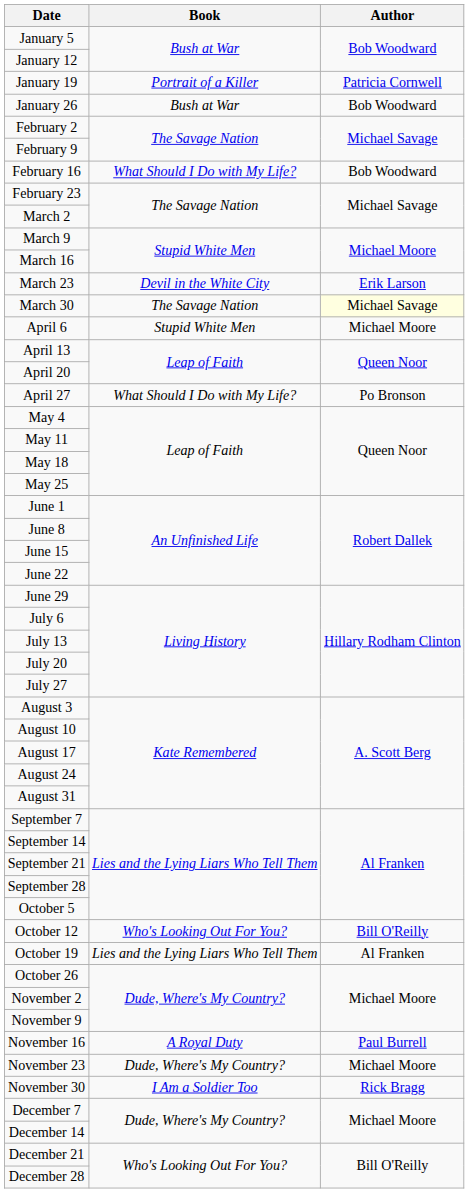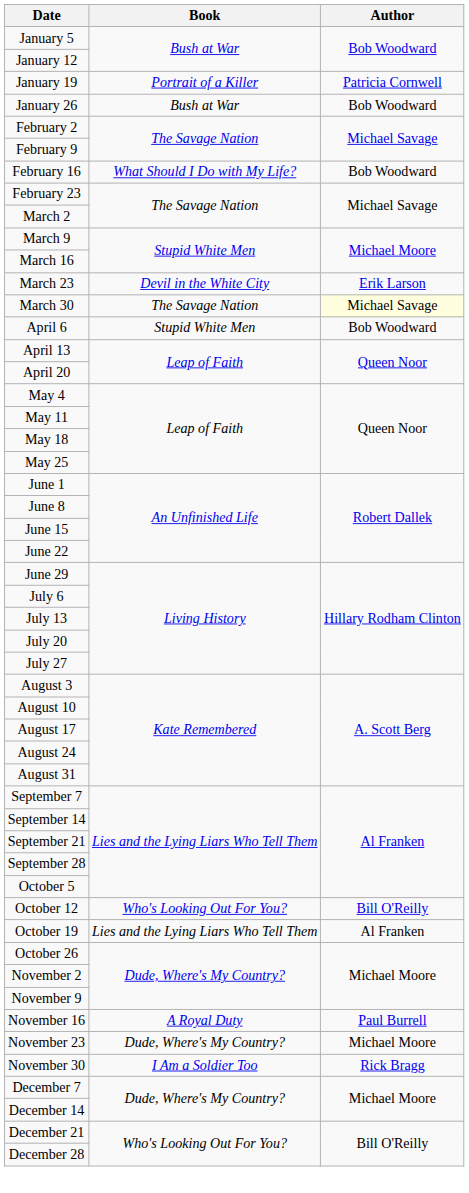(392, 328) Michael Moore -> (392, 328) Bob Woodward
- row: (47, 395)
